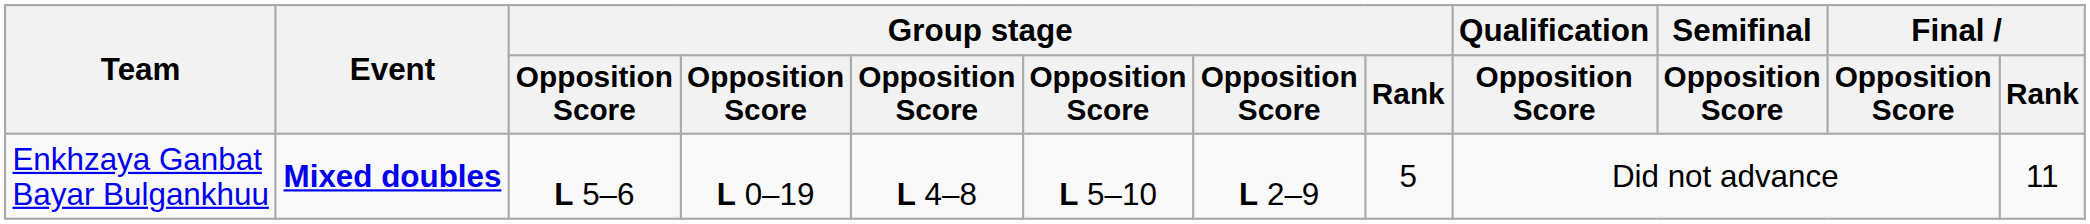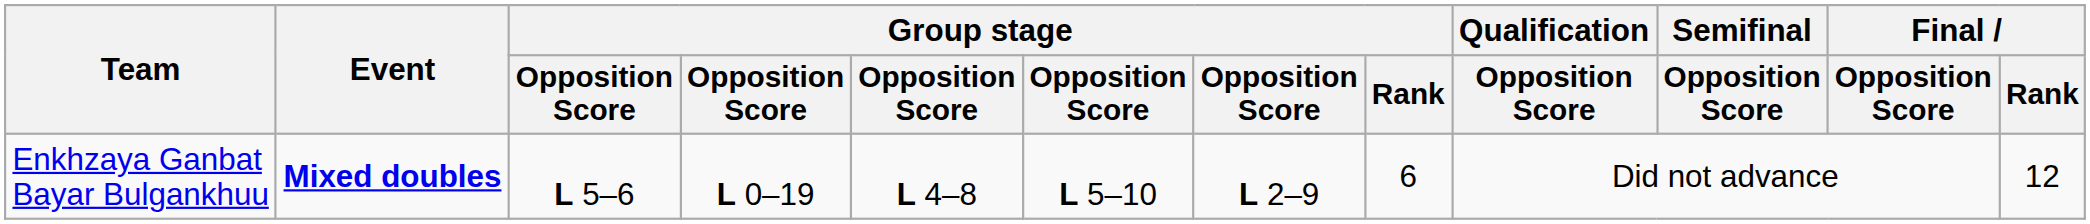(1408, 177) 5 -> (1408, 177) 6
(2042, 177) 11 -> (2042, 177) 12
